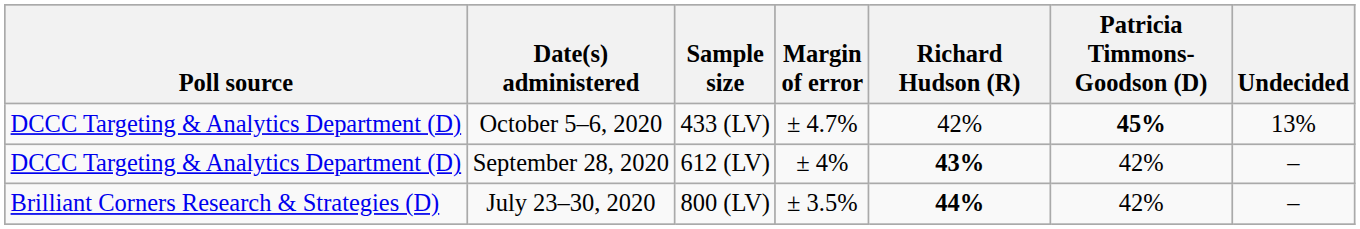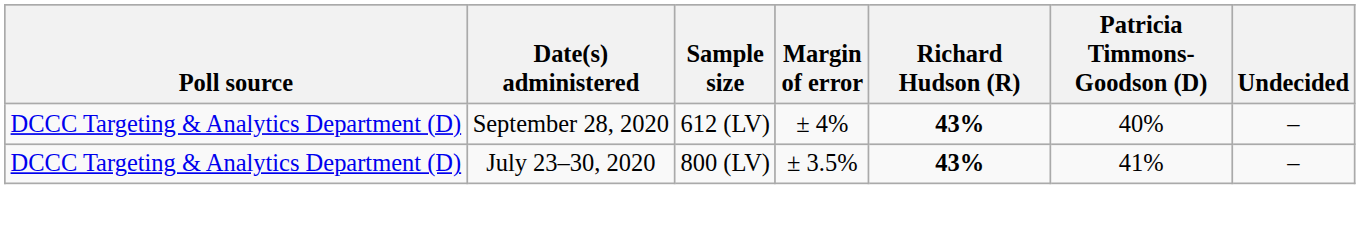- row: (571, 123)
(1141, 163) 42% -> (1141, 123) 40%
(225, 204) Brilliant Corners Research & Strategies (D) -> (236, 163) DCCC Targeting & Analytics Department (D)
(960, 204) 44% -> (960, 163) 43%
(1141, 204) 42% -> (1141, 163) 41%
